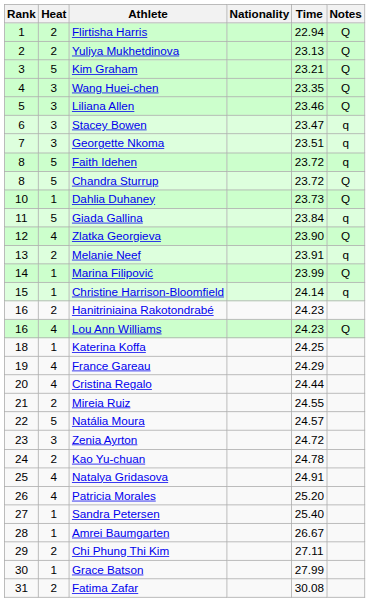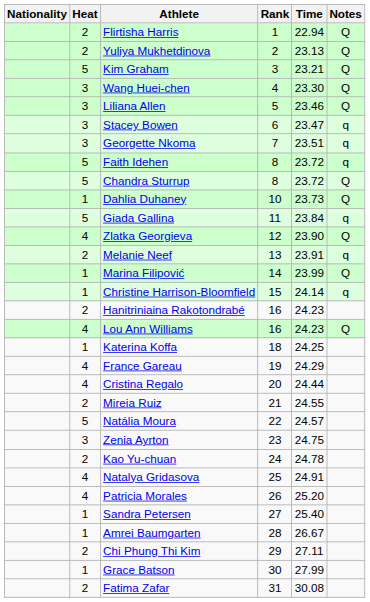columns swapped: (21, 14) <-> (259, 14)
(309, 88) 23.35 -> (309, 88) 23.30
(309, 440) 24.72 -> (309, 440) 24.75
